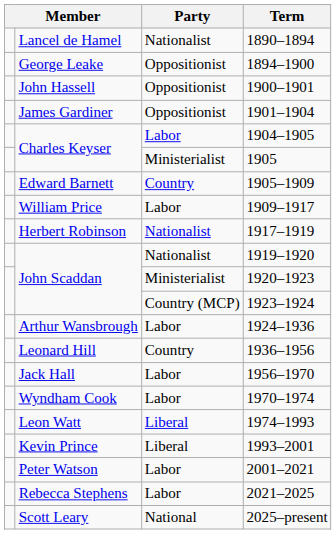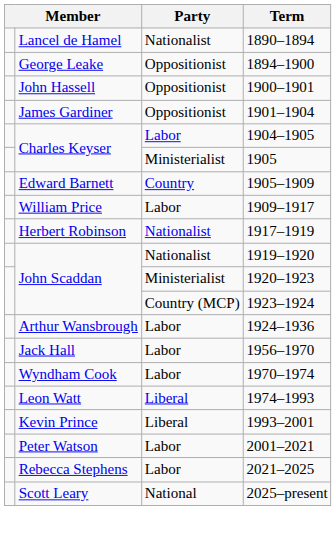- row: (280, 350)
